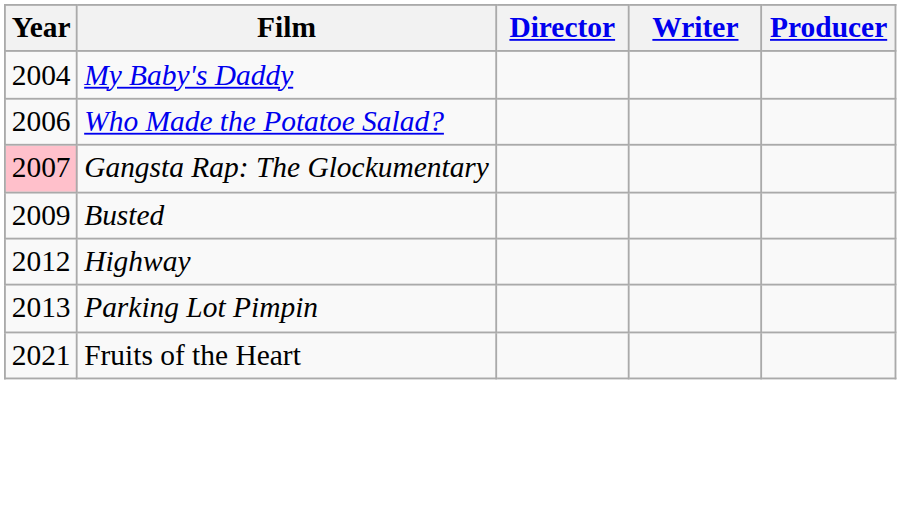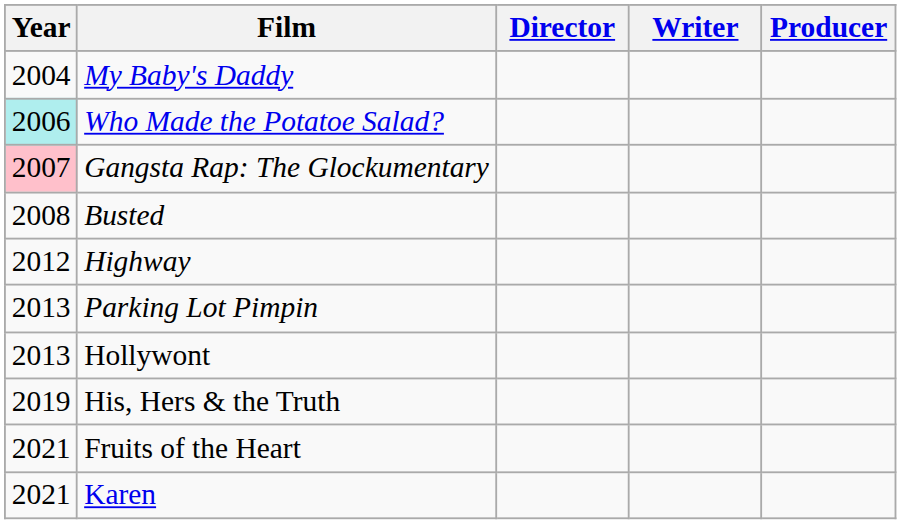(41, 121) no background -> (41, 121) paleturquoise background
(41, 214) 2009 -> (41, 214) 2008
+ row: (147, 354)
+ row: (212, 401)
+ row: (120, 494)
